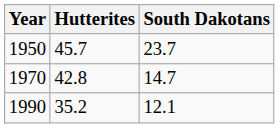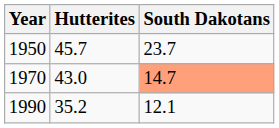(71, 78) 42.8 -> (71, 78) 43.0
(160, 78) no background -> (160, 78) lightsalmon background
